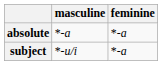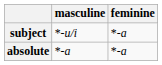rows swapped: (28, 32) <-> (28, 51)
